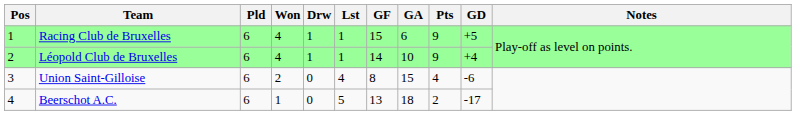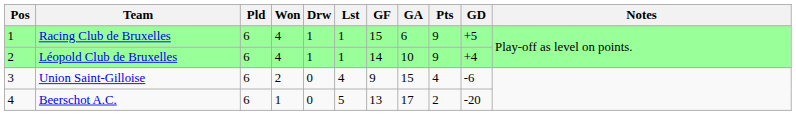(373, 78) 8 -> (373, 78) 9
(407, 100) 18 -> (407, 100) 17
(472, 100) -17 -> (472, 100) -20
